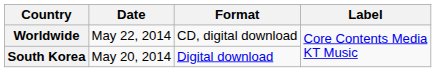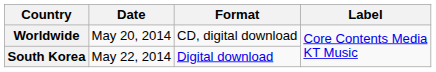(131, 35) May 22, 2014 -> (131, 35) May 20, 2014
(131, 56) May 20, 2014 -> (131, 56) May 22, 2014
